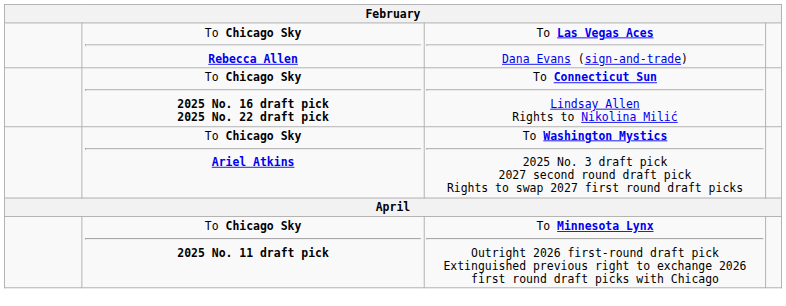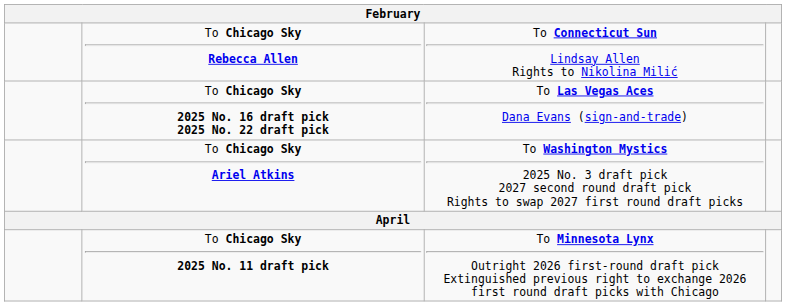(595, 46) To Las Vegas Aces Dana Evans (sign-and-trade) -> (595, 52) To Connecticut Sun Lindsay Allen Rights to Nikolina Milić
(595, 97) To Connecticut Sun Lindsay Allen Rights to Nikolina Milić -> (595, 104) To Las Vegas Aces Dana Evans (sign-and-trade)
